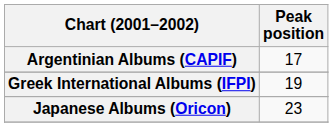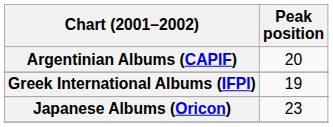(294, 59) 17 -> (294, 59) 20
